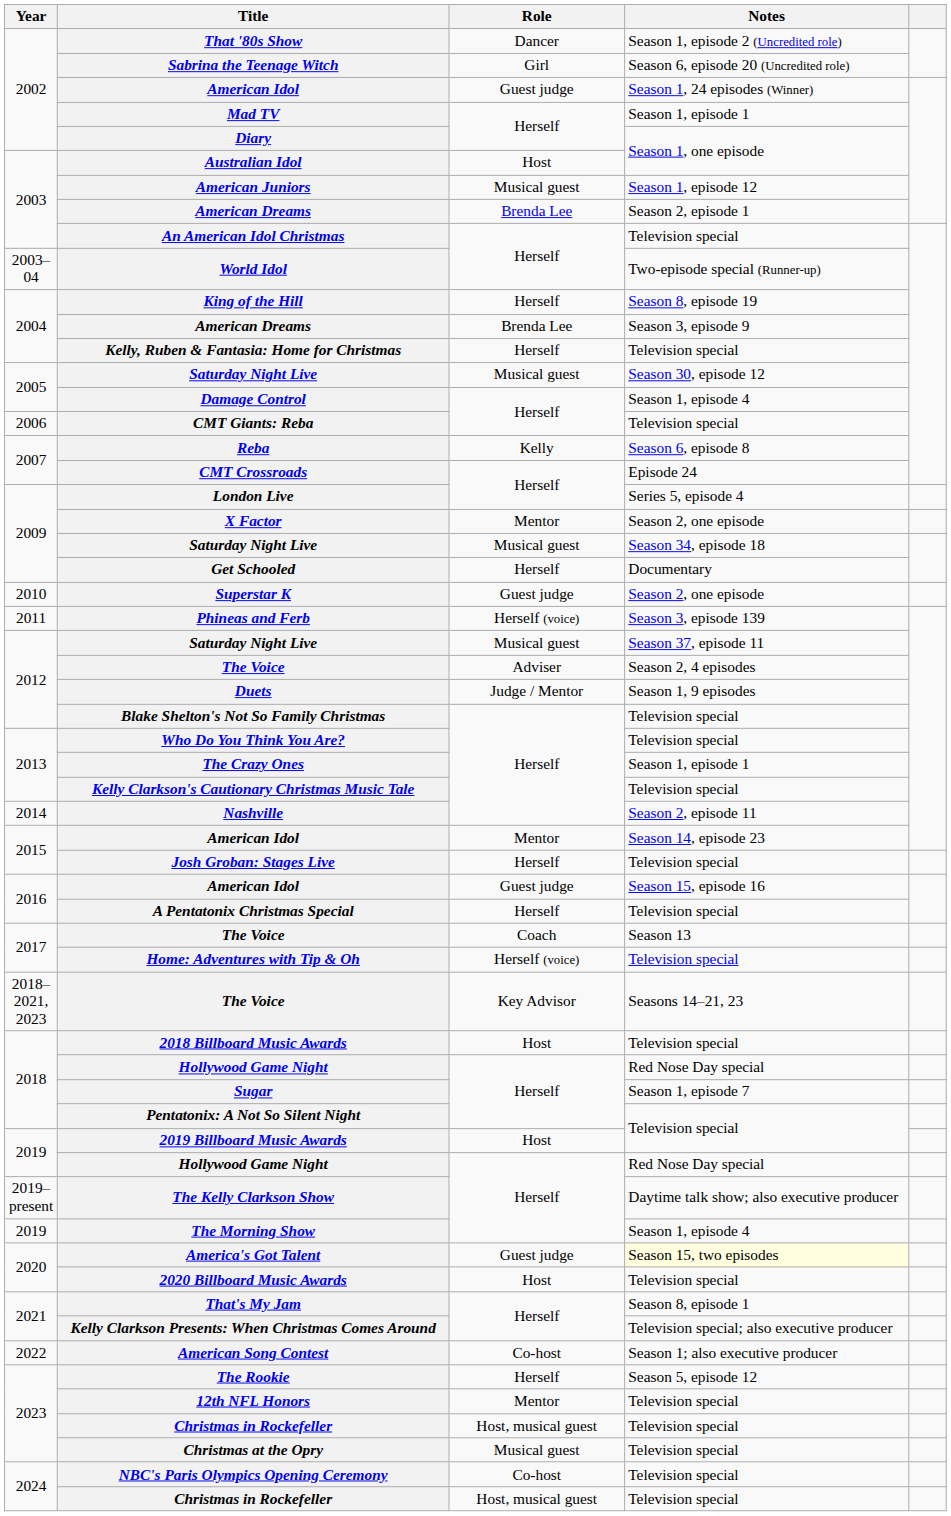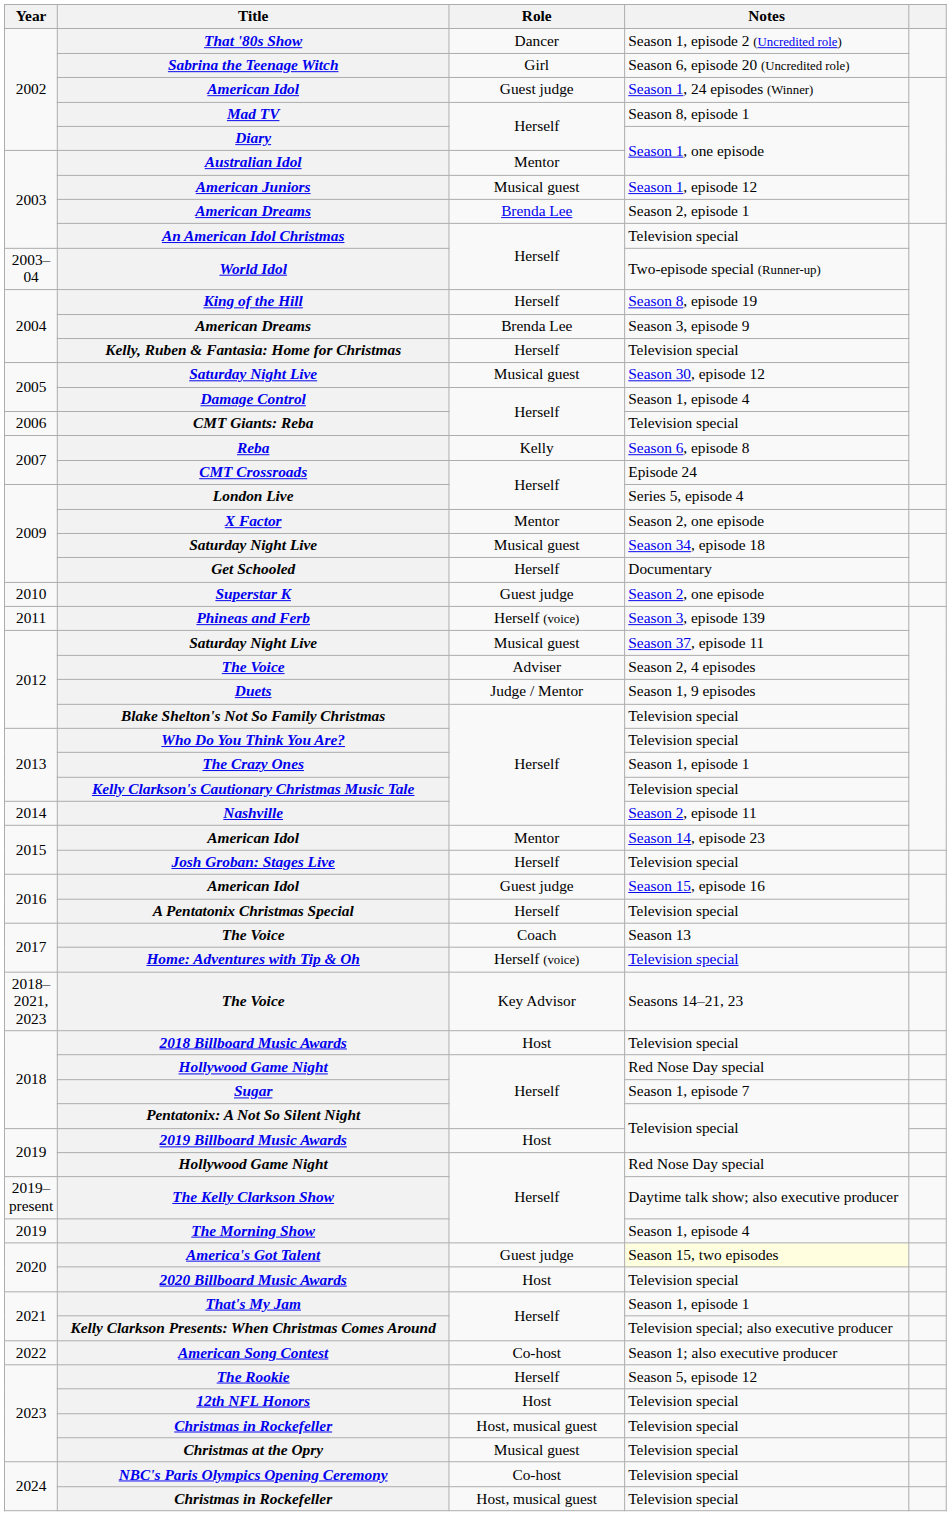(689, 114) Season 1, episode 1 -> (689, 114) Season 8, episode 1
(537, 162) Host -> (537, 162) Mentor
(689, 1303) Season 8, episode 1 -> (689, 1303) Season 1, episode 1
(537, 1401) Mentor -> (537, 1401) Host
